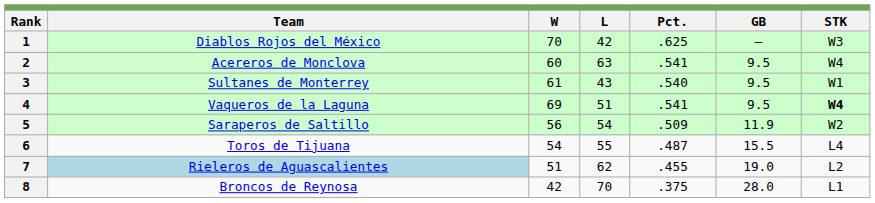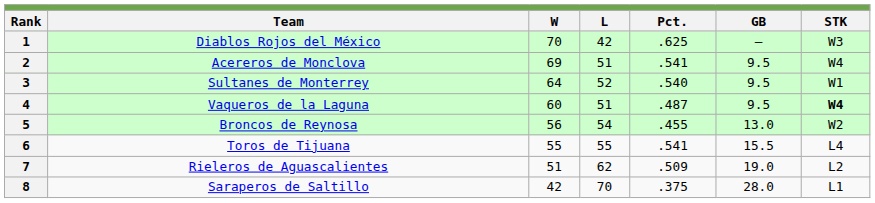(554, 62) 60 -> (554, 62) 69
(604, 62) 63 -> (604, 62) 51
(554, 83) 61 -> (554, 83) 64
(604, 83) 43 -> (604, 83) 52
(554, 104) 69 -> (554, 104) 60
(673, 104) .541 -> (673, 104) .487
(288, 125) Saraperos de Saltillo -> (288, 125) Broncos de Reynosa
(673, 125) .509 -> (673, 125) .455
(759, 125) 11.9 -> (759, 125) 13.0
(554, 146) 54 -> (554, 146) 55
(673, 146) .487 -> (673, 146) .541
(288, 166) lightblue background -> (288, 166) no background
(673, 166) .455 -> (673, 166) .509
(288, 187) Broncos de Reynosa -> (288, 187) Saraperos de Saltillo
